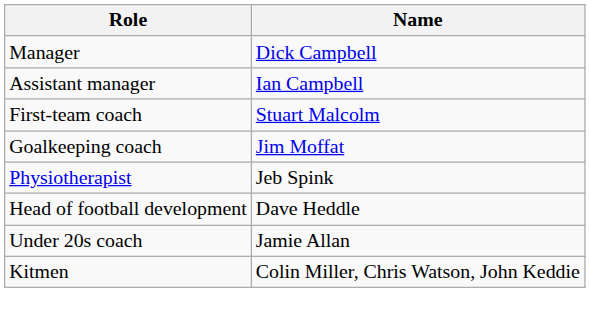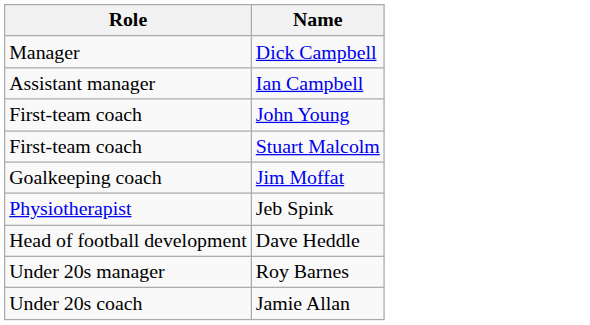+ row: (303, 114)
+ row: (302, 271)
- row: (418, 271)
